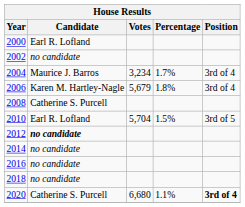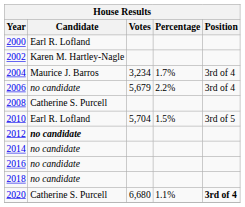(55, 57) no candidate -> (77, 57) Karen M. Hartley-Nagle
(77, 88) Karen M. Hartley-Nagle -> (55, 88) no candidate
(165, 88) 1.8% -> (165, 88) 2.2%
